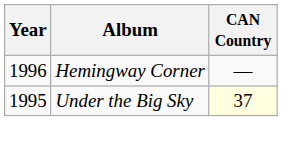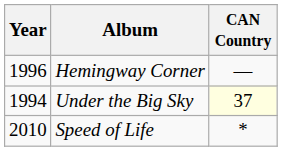(28, 100) 1995 -> (28, 100) 1994
+ row: (105, 130)
